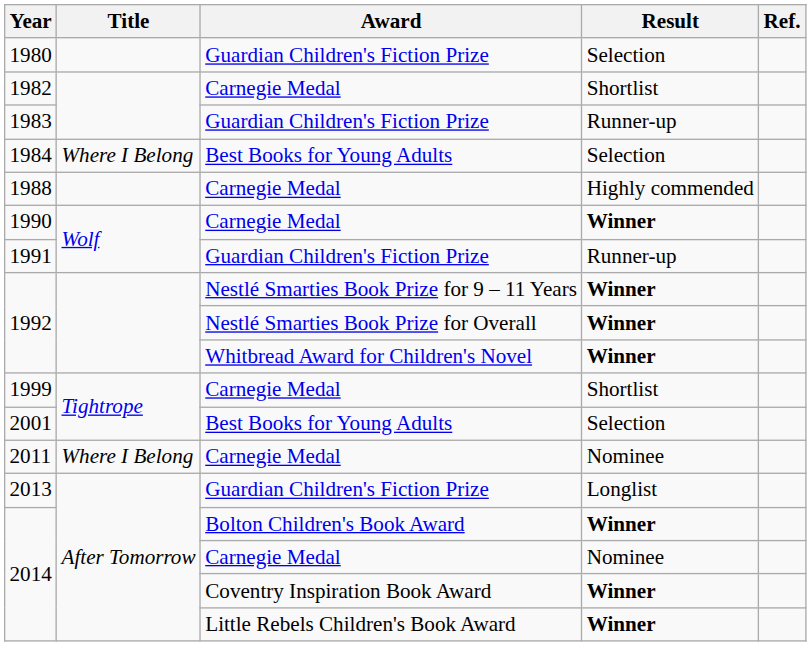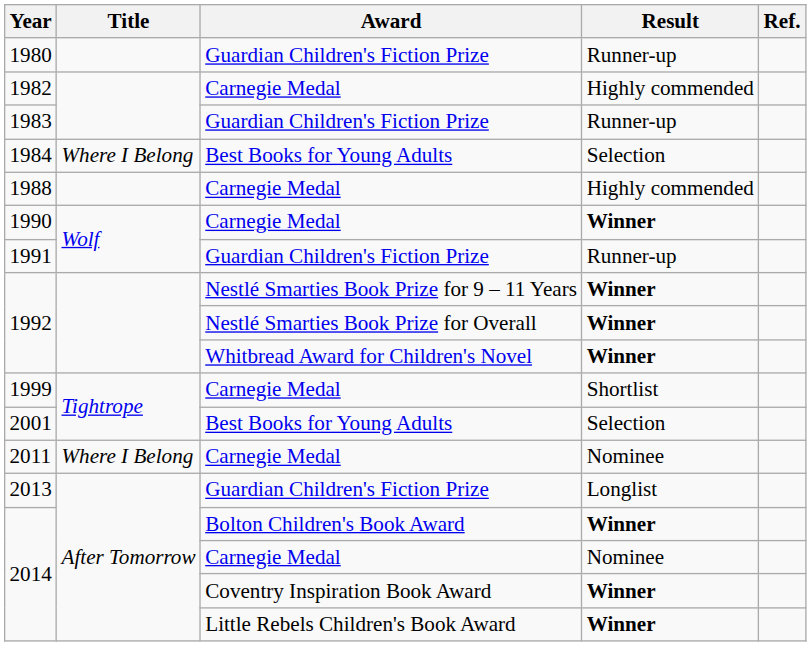(626, 54) Selection -> (632, 54) Runner-up
(622, 88) Shortlist -> (670, 88) Highly commended
